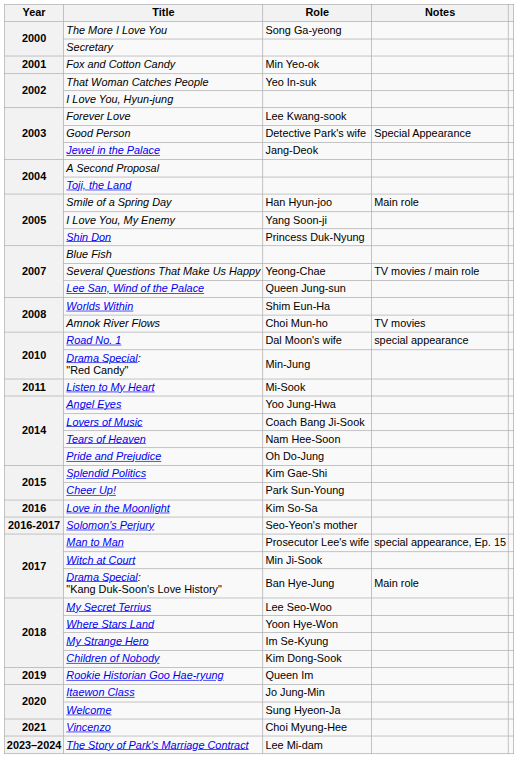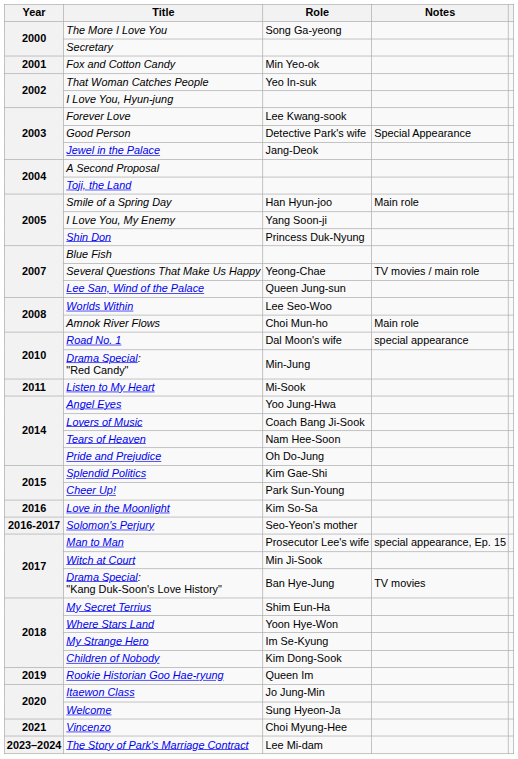(298, 306) Shim Eun-Ha -> (299, 306) Lee Seo-Woo
(400, 323) TV movies -> (397, 323) Main role
(397, 583) Main role -> (400, 583) TV movies
(299, 607) Lee Seo-Woo -> (298, 607) Shim Eun-Ha
